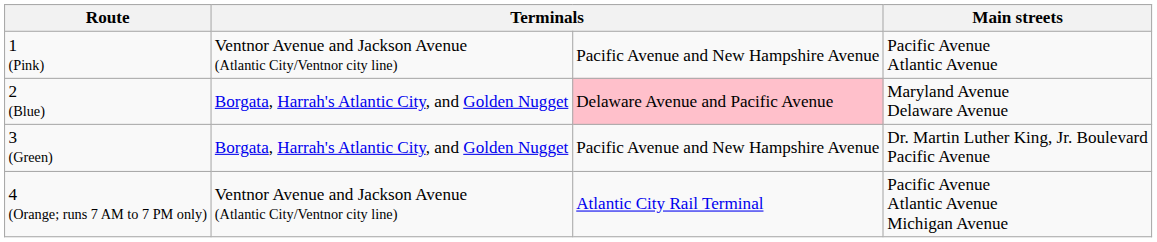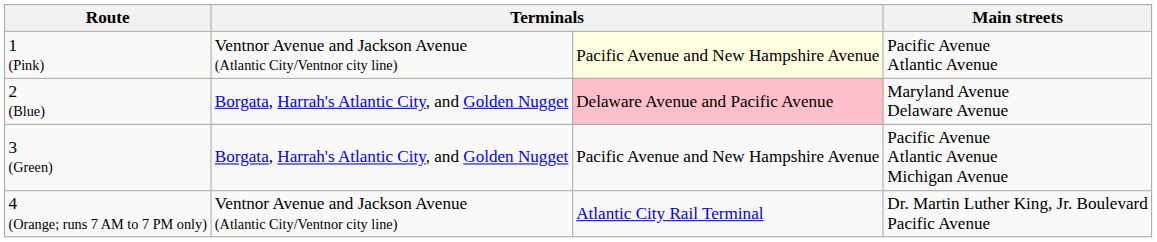(728, 54) no background -> (728, 54) lightyellow background
(1018, 147) Dr. Martin Luther King, Jr. Boulevard Pacific Avenue -> (948, 157) Pacific Avenue Atlantic Avenue Michigan Avenue
(948, 203) Pacific Avenue Atlantic Avenue Michigan Avenue -> (1018, 213) Dr. Martin Luther King, Jr. Boulevard Pacific Avenue
